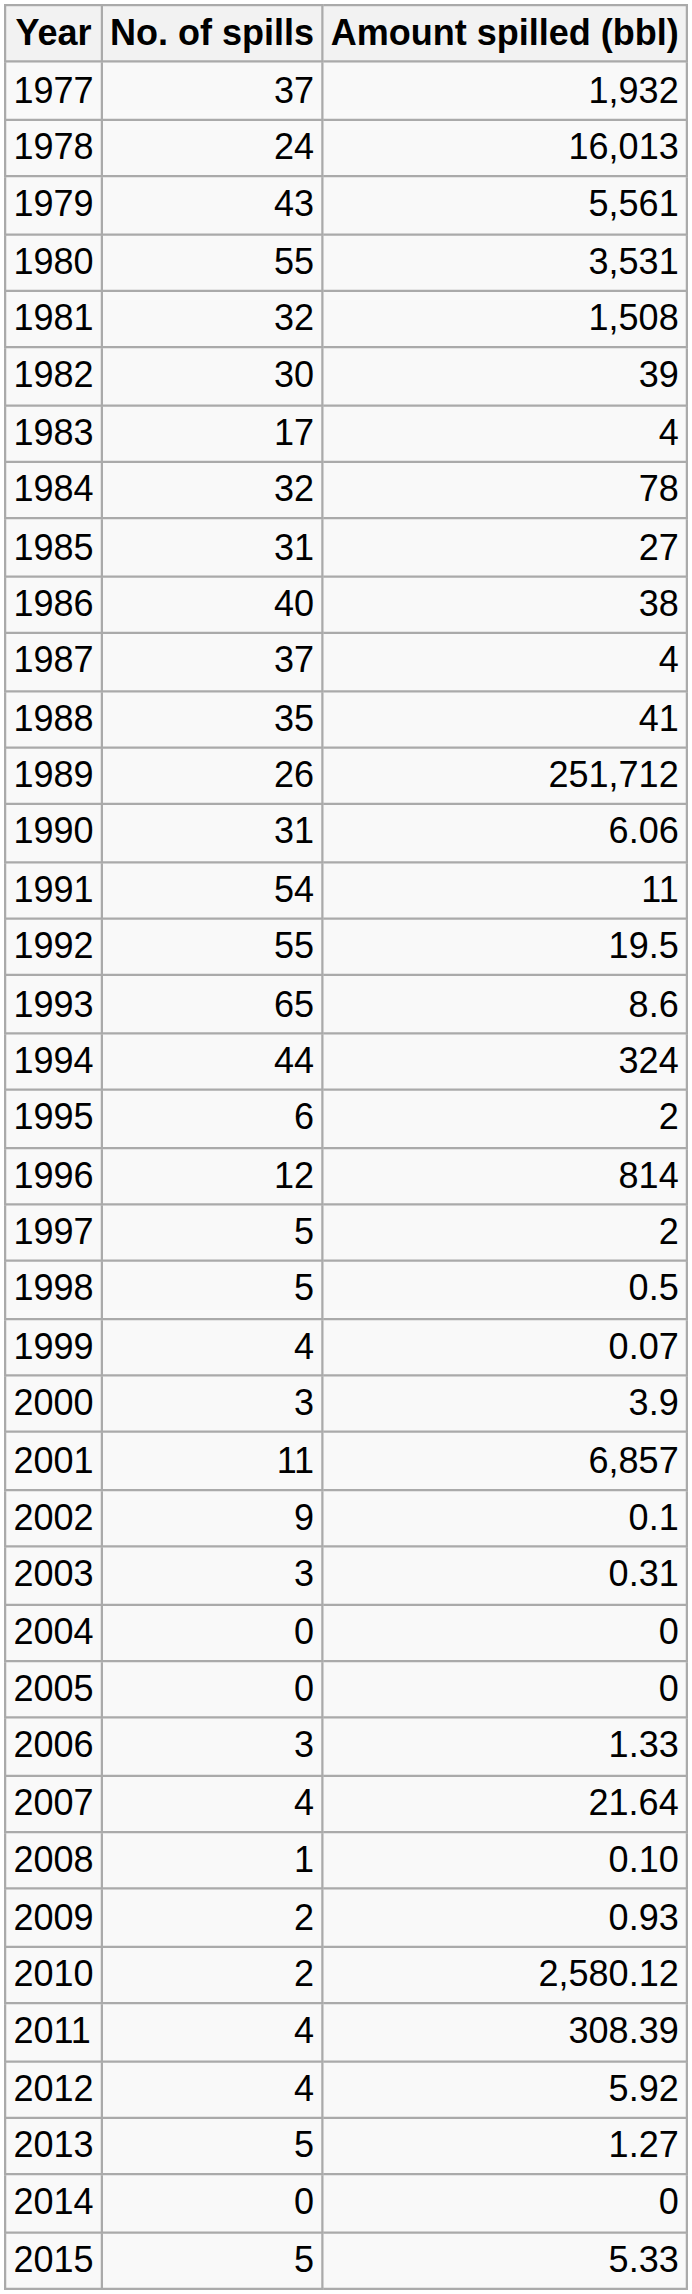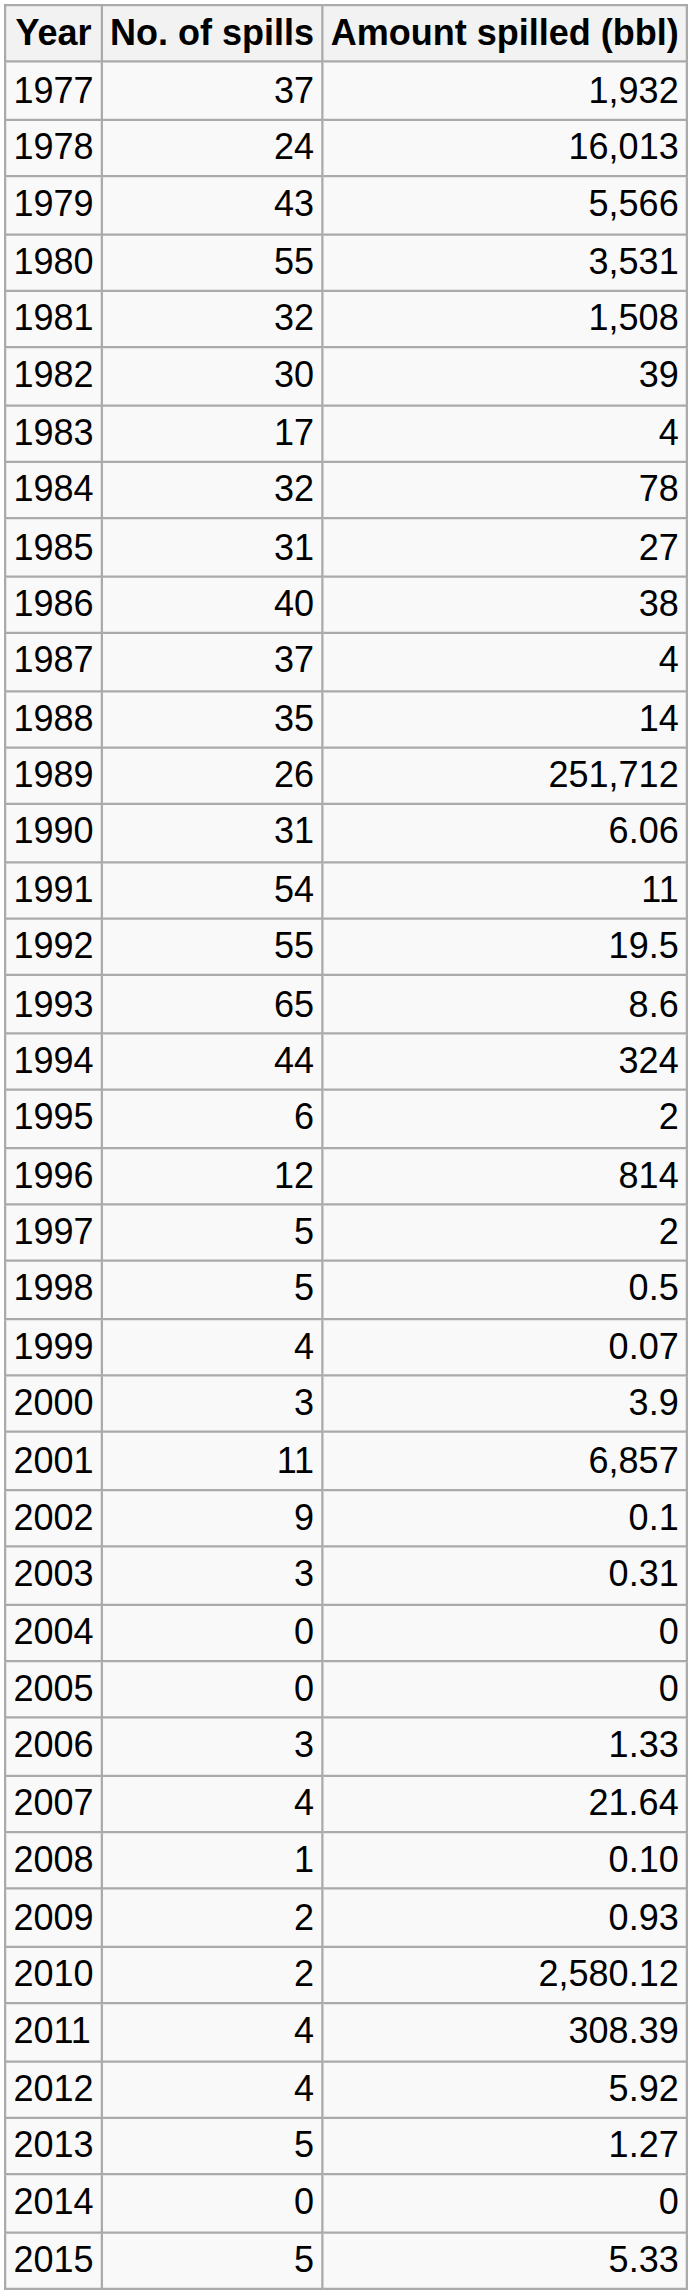(634, 204) 5,561 -> (634, 204) 5,566
(659, 718) 41 -> (659, 718) 14
